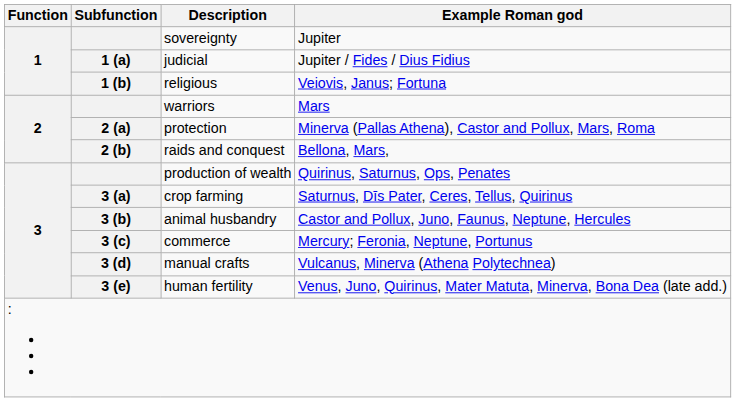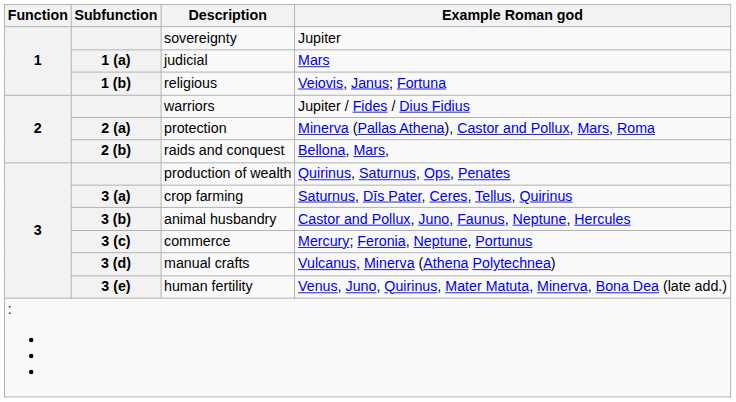(384, 60) Jupiter / Fides / Dius Fidius -> (314, 60) Mars
(314, 106) Mars -> (384, 106) Jupiter / Fides / Dius Fidius
